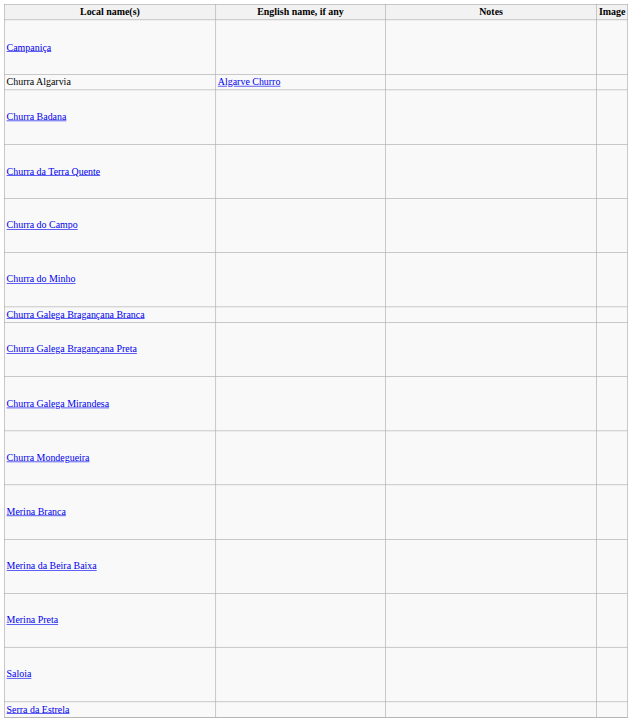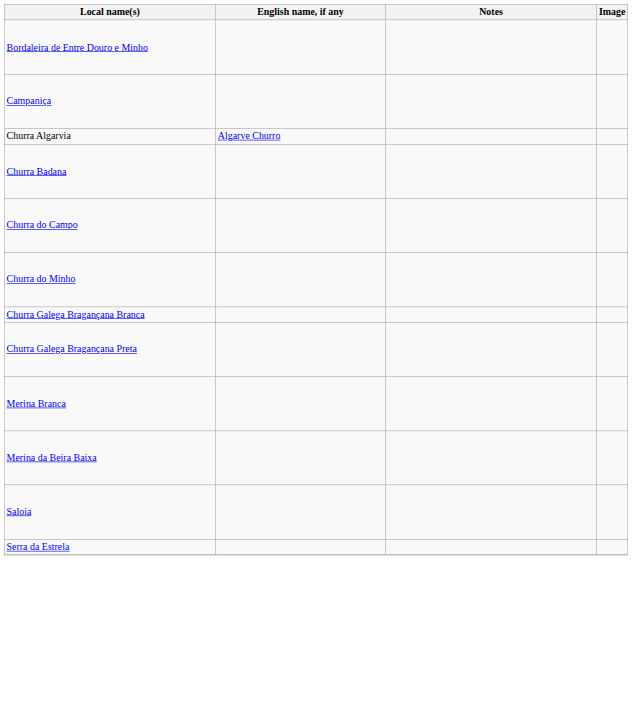+ row: (77, 47)
- row: (53, 171)
- row: (58, 403)
- row: (48, 457)
- row: (32, 620)
